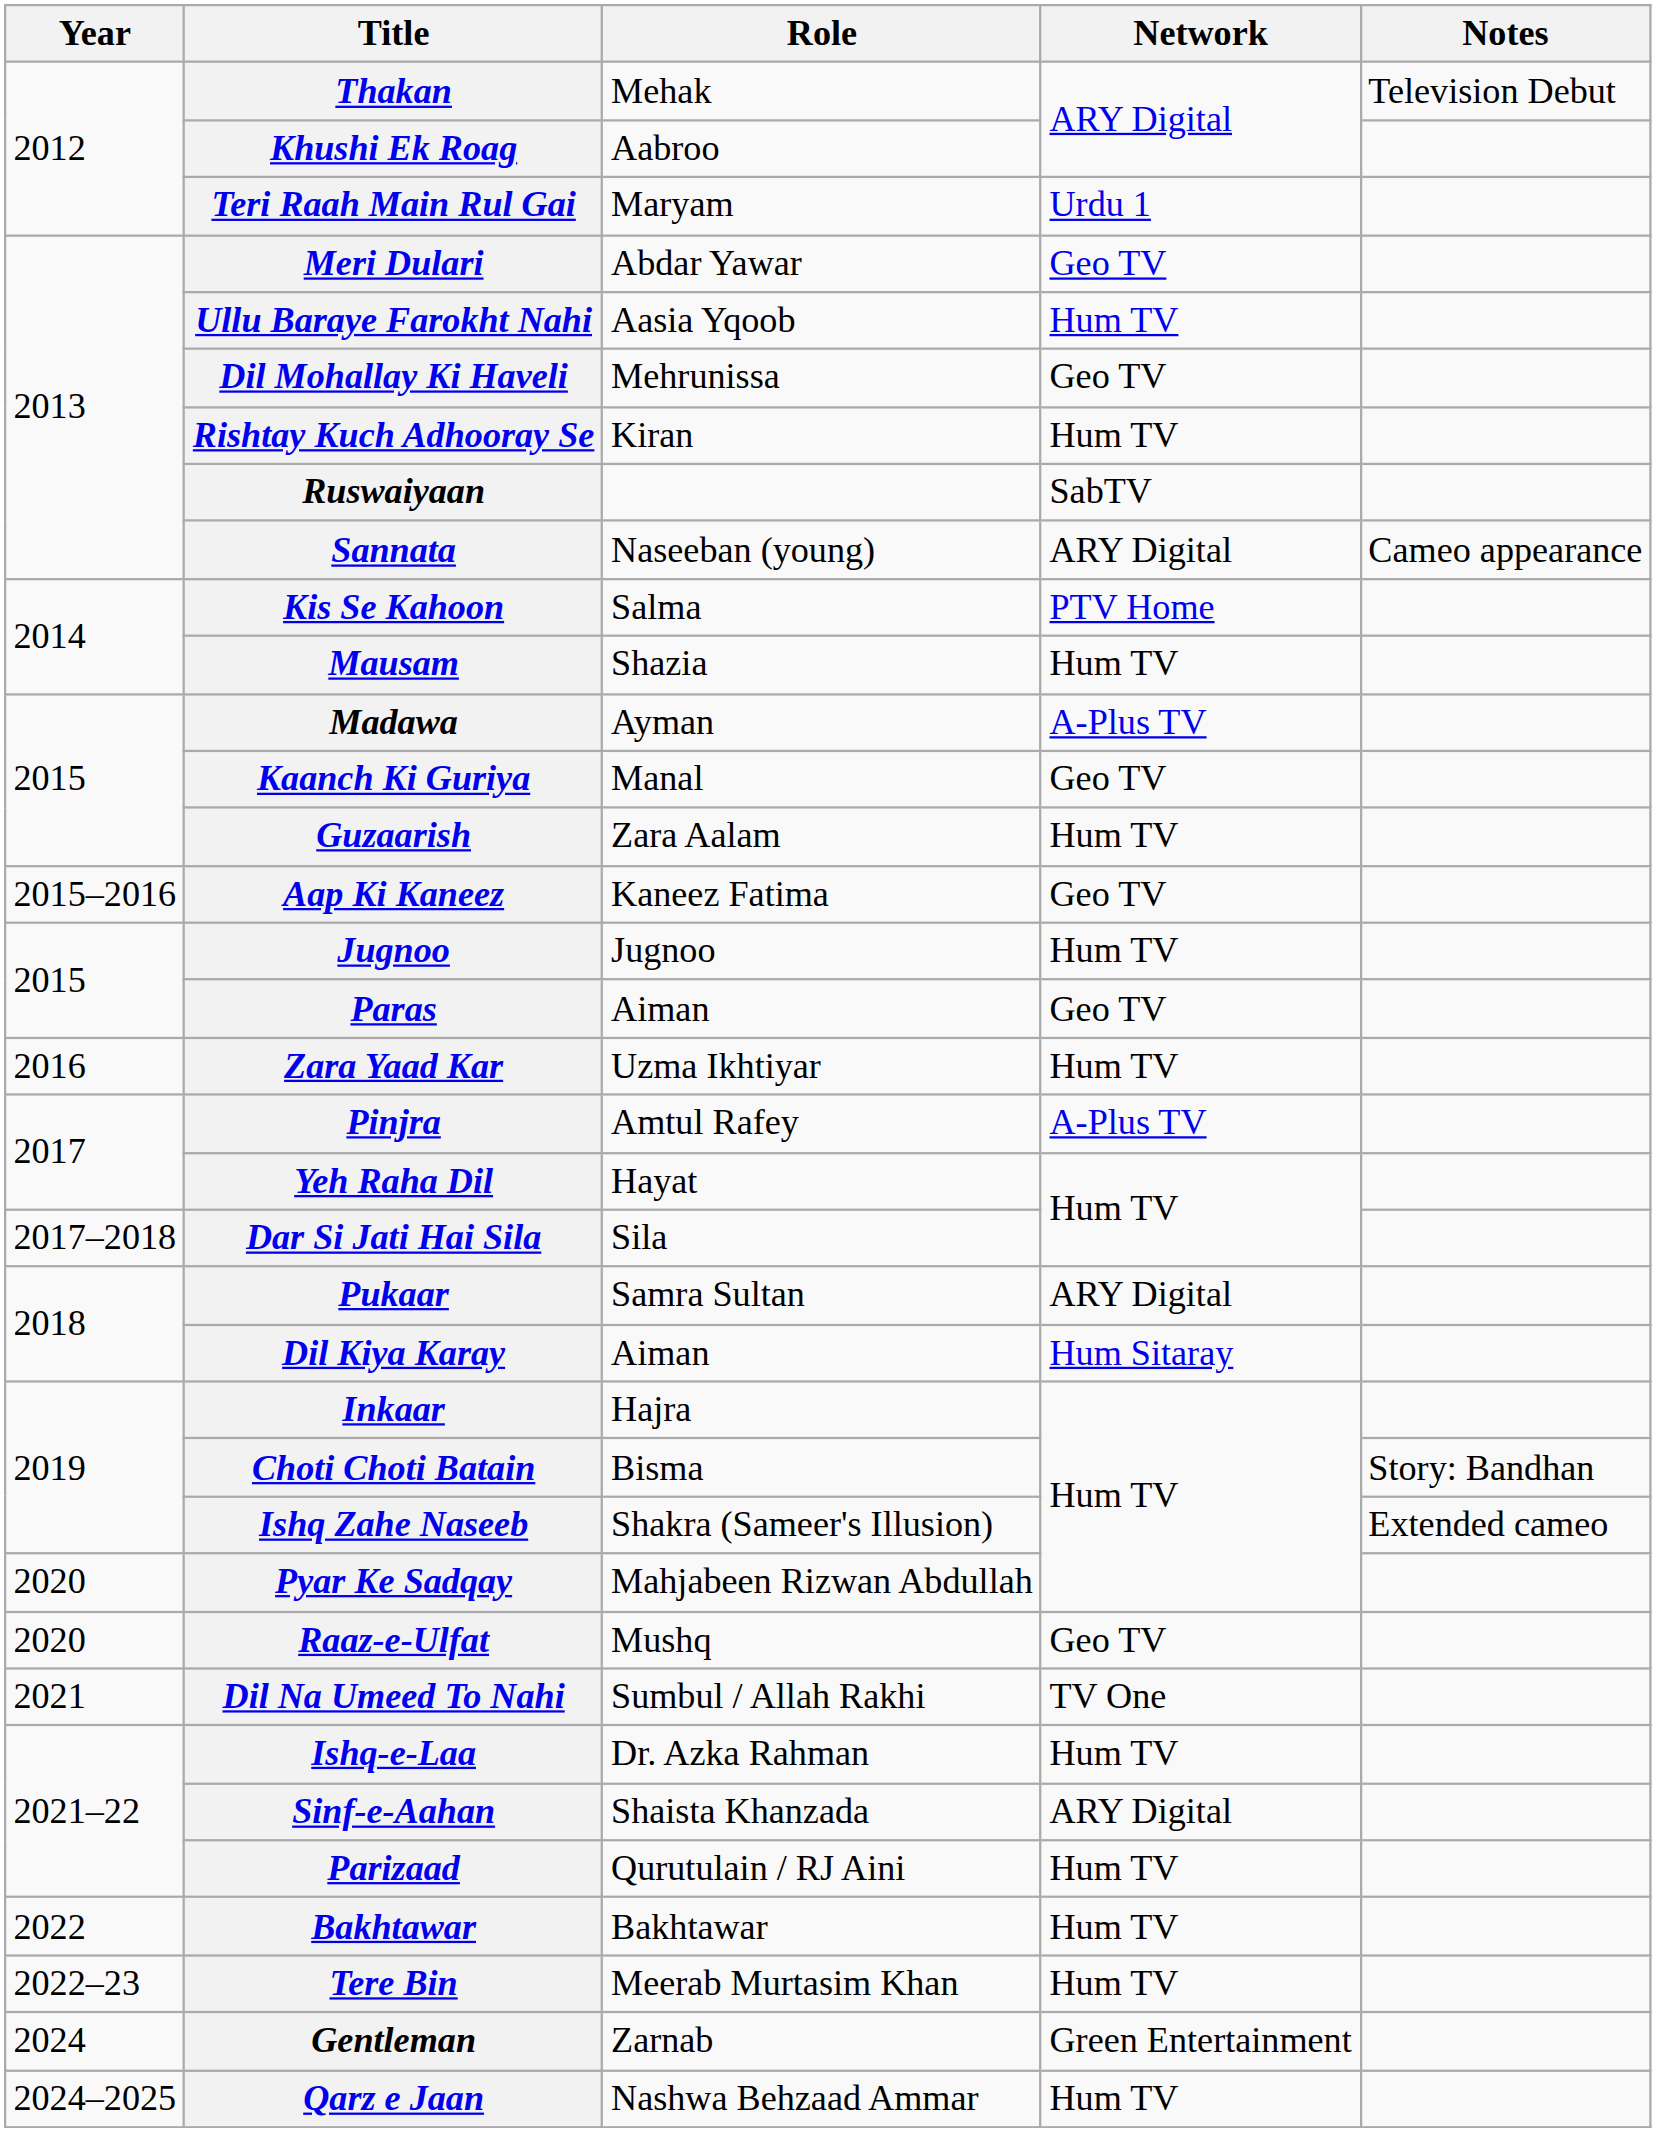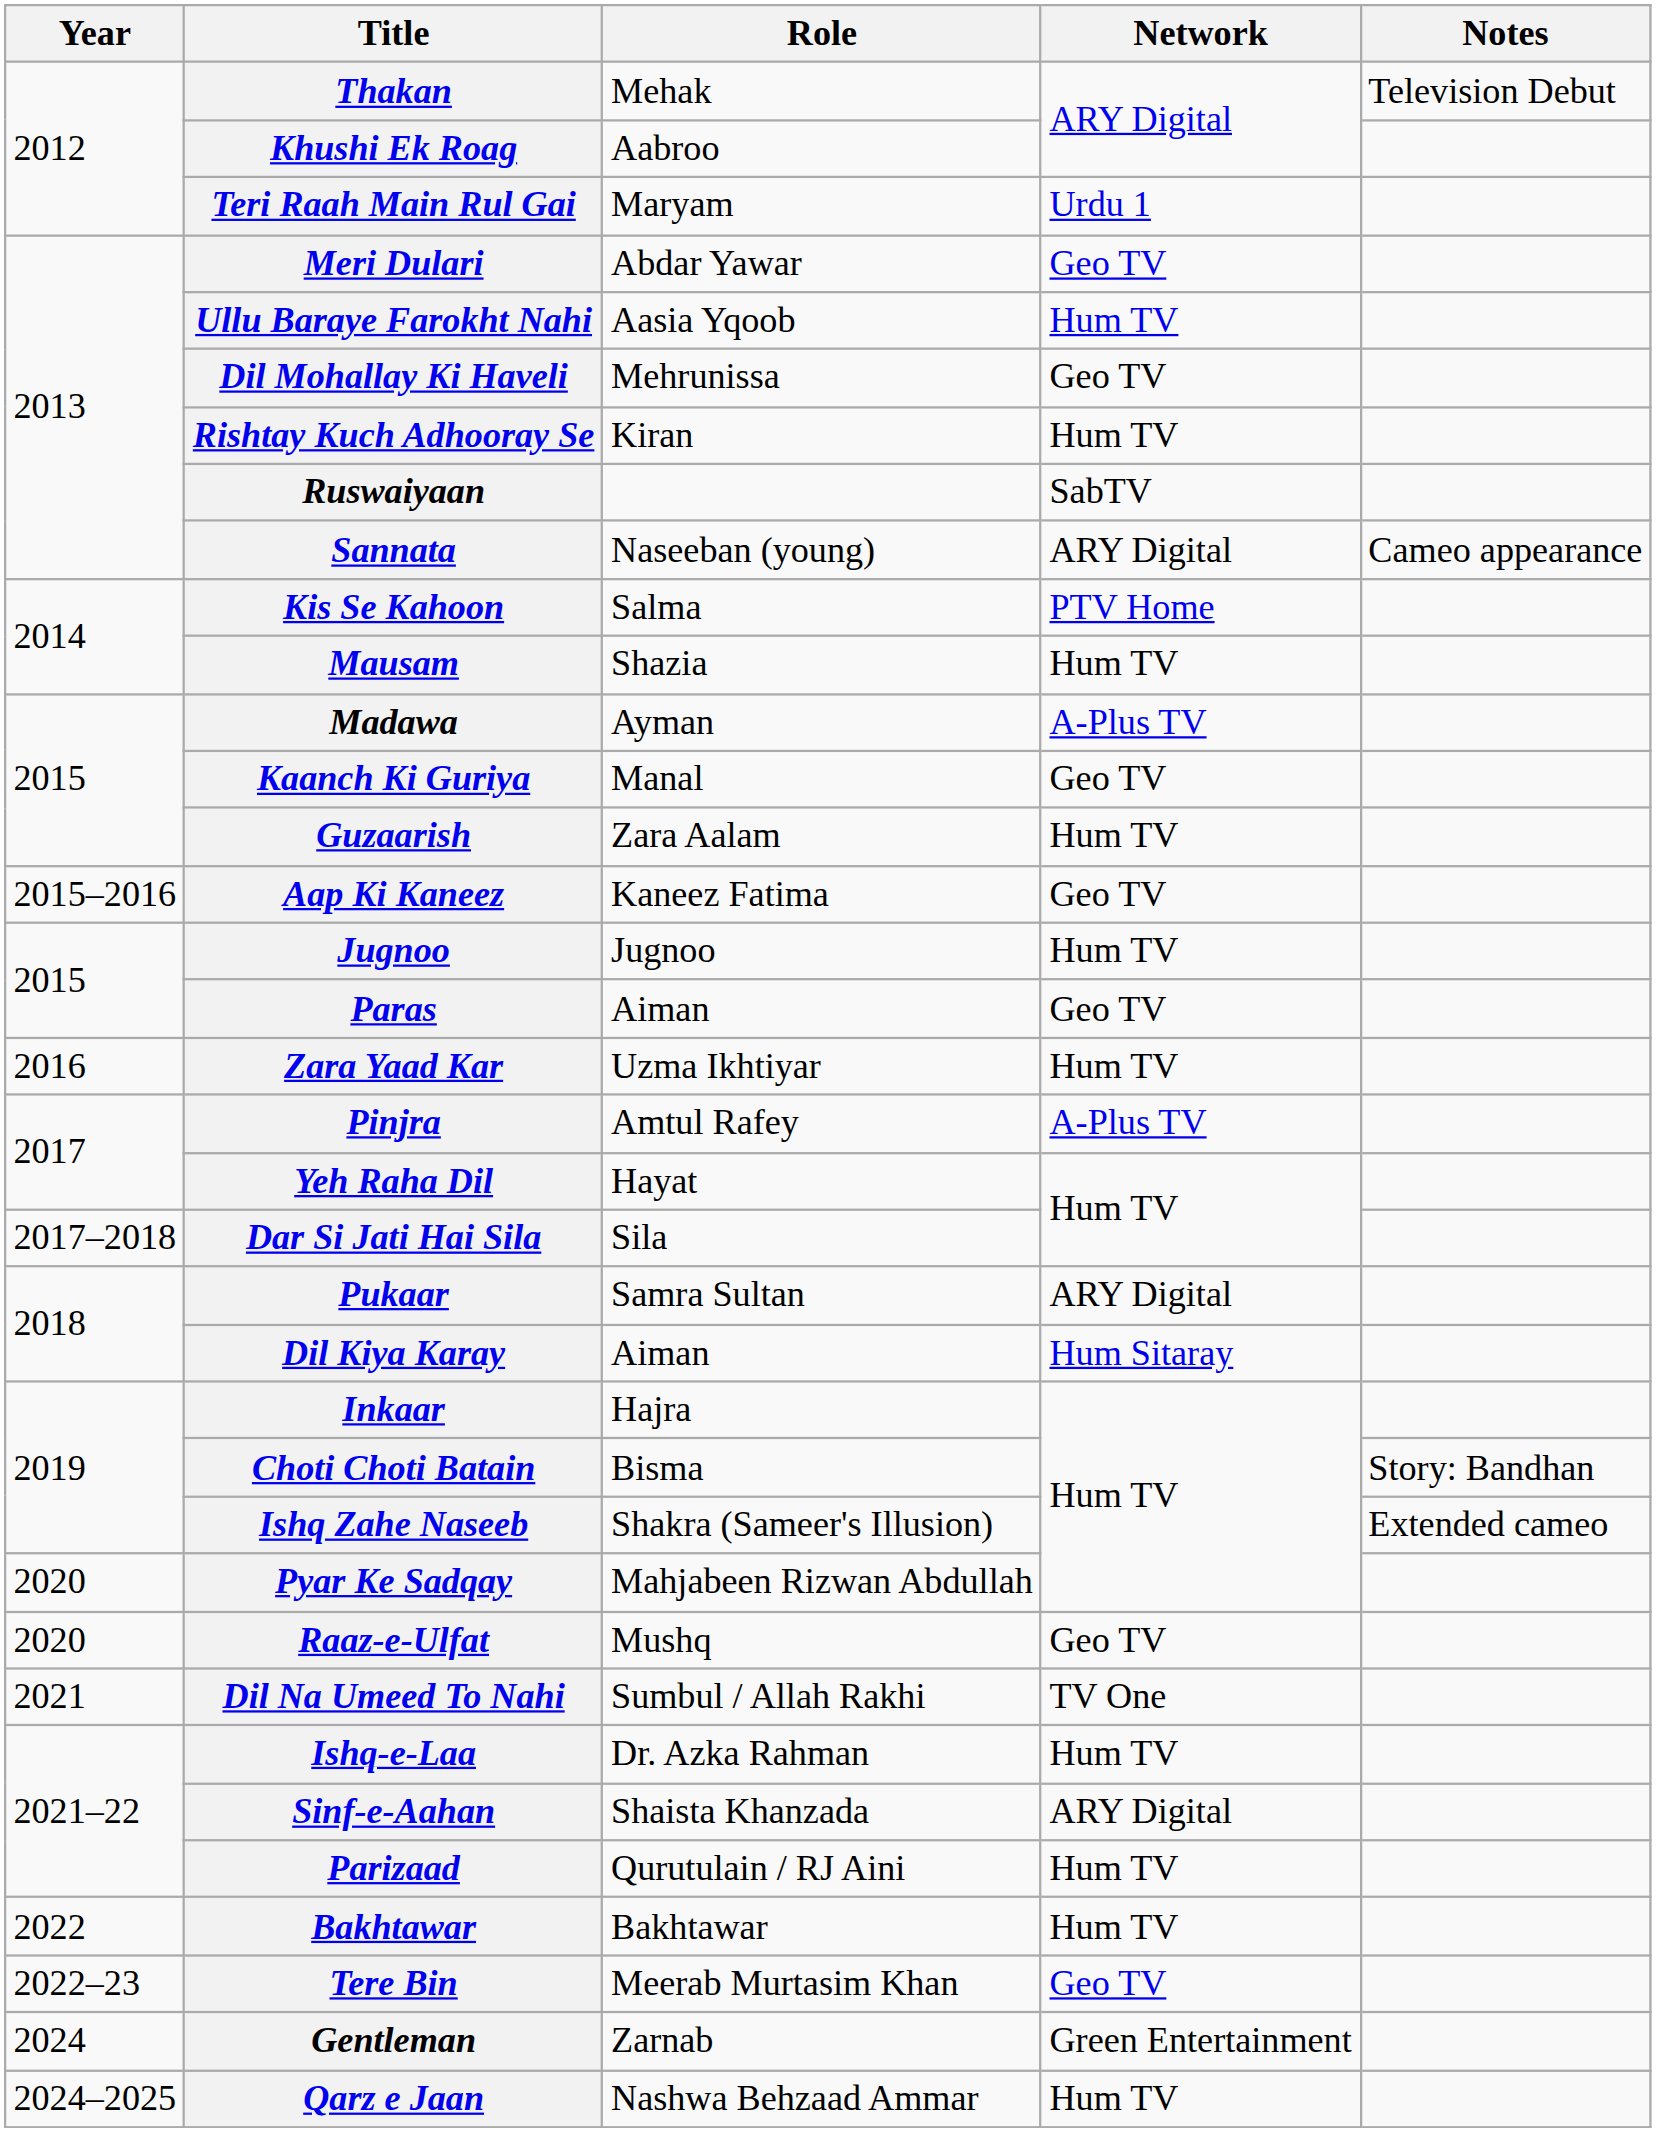(1114, 1982) Hum TV -> (1108, 1982) Geo TV
